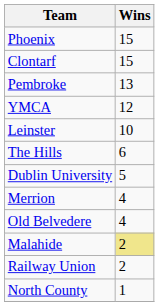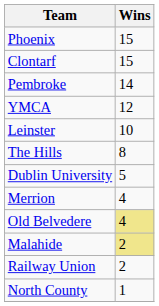(126, 84) 13 -> (126, 84) 14
(122, 152) 6 -> (122, 152) 8
(122, 221) no background -> (122, 221) khaki background
